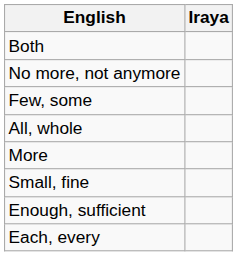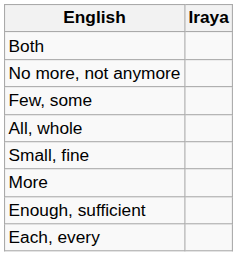rows swapped: (28, 155) <-> (49, 182)
